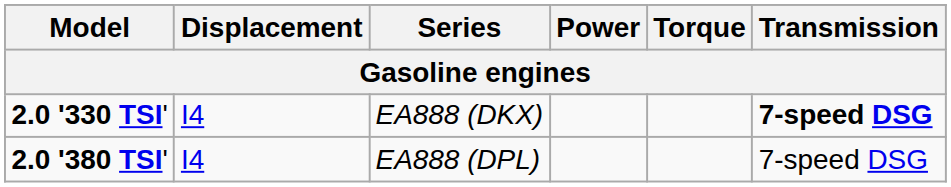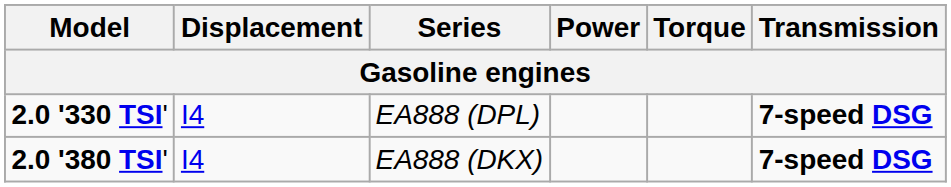(459, 116) EA888 (DKX) -> (458, 116) EA888 (DPL)
(458, 160) EA888 (DPL) -> (459, 160) EA888 (DKX)
(843, 160) normal -> (846, 160) bold
